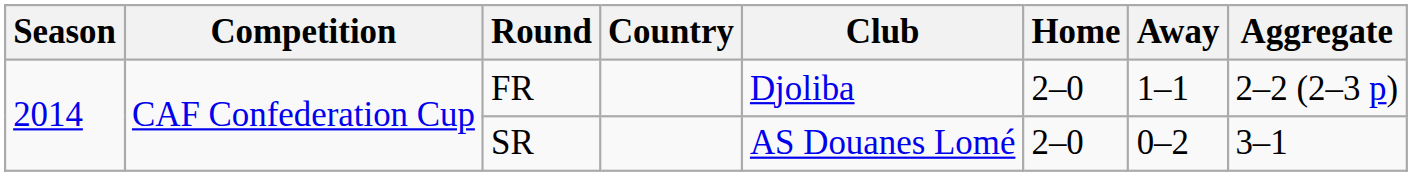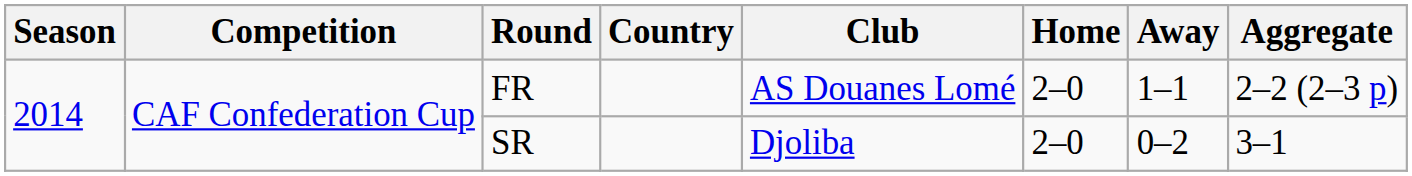(802, 87) Djoliba -> (883, 87) AS Douanes Lomé
(883, 142) AS Douanes Lomé -> (802, 142) Djoliba
